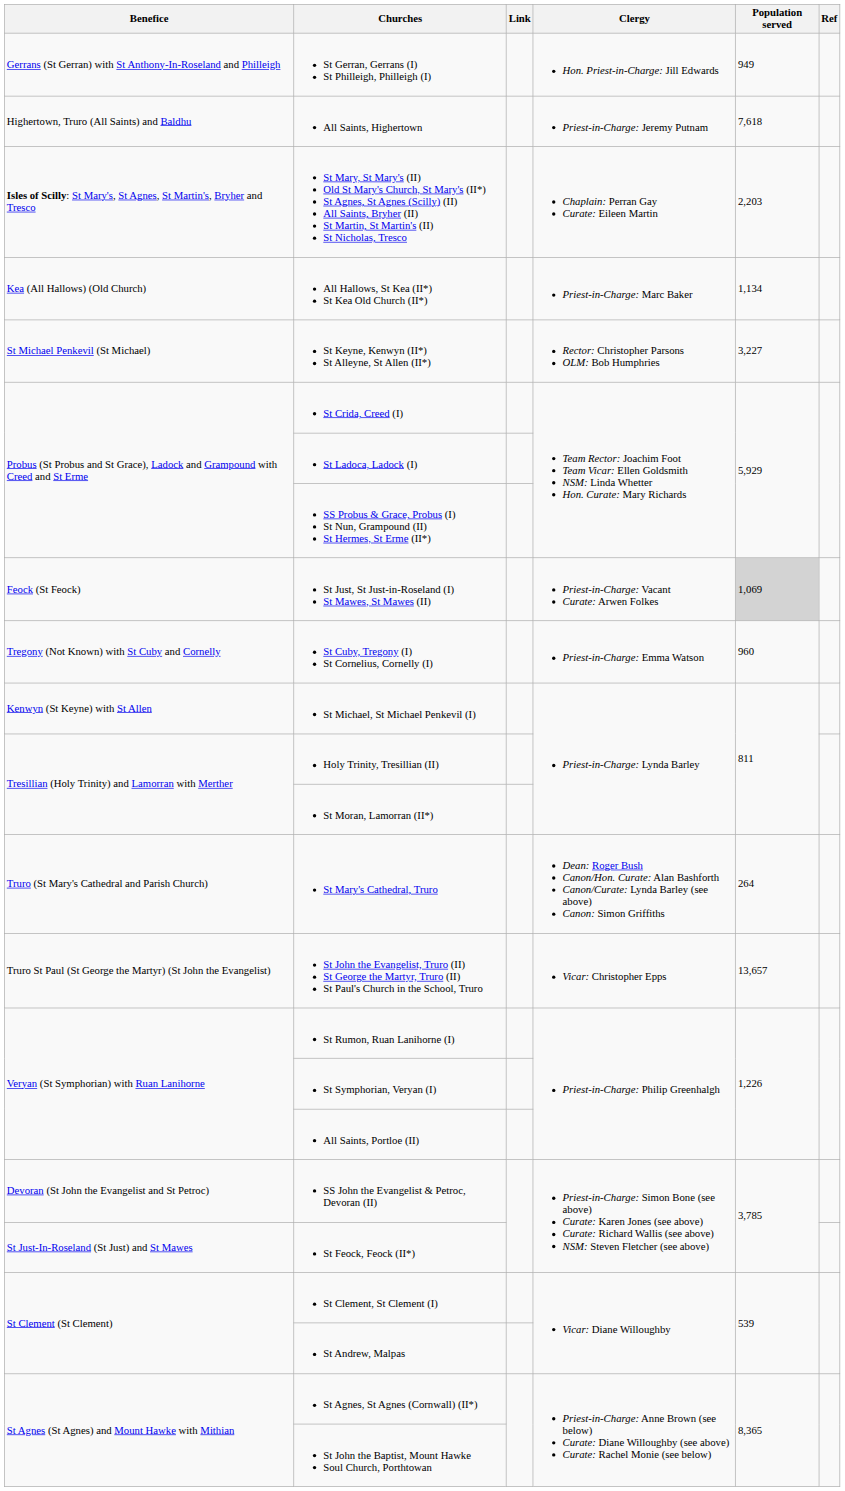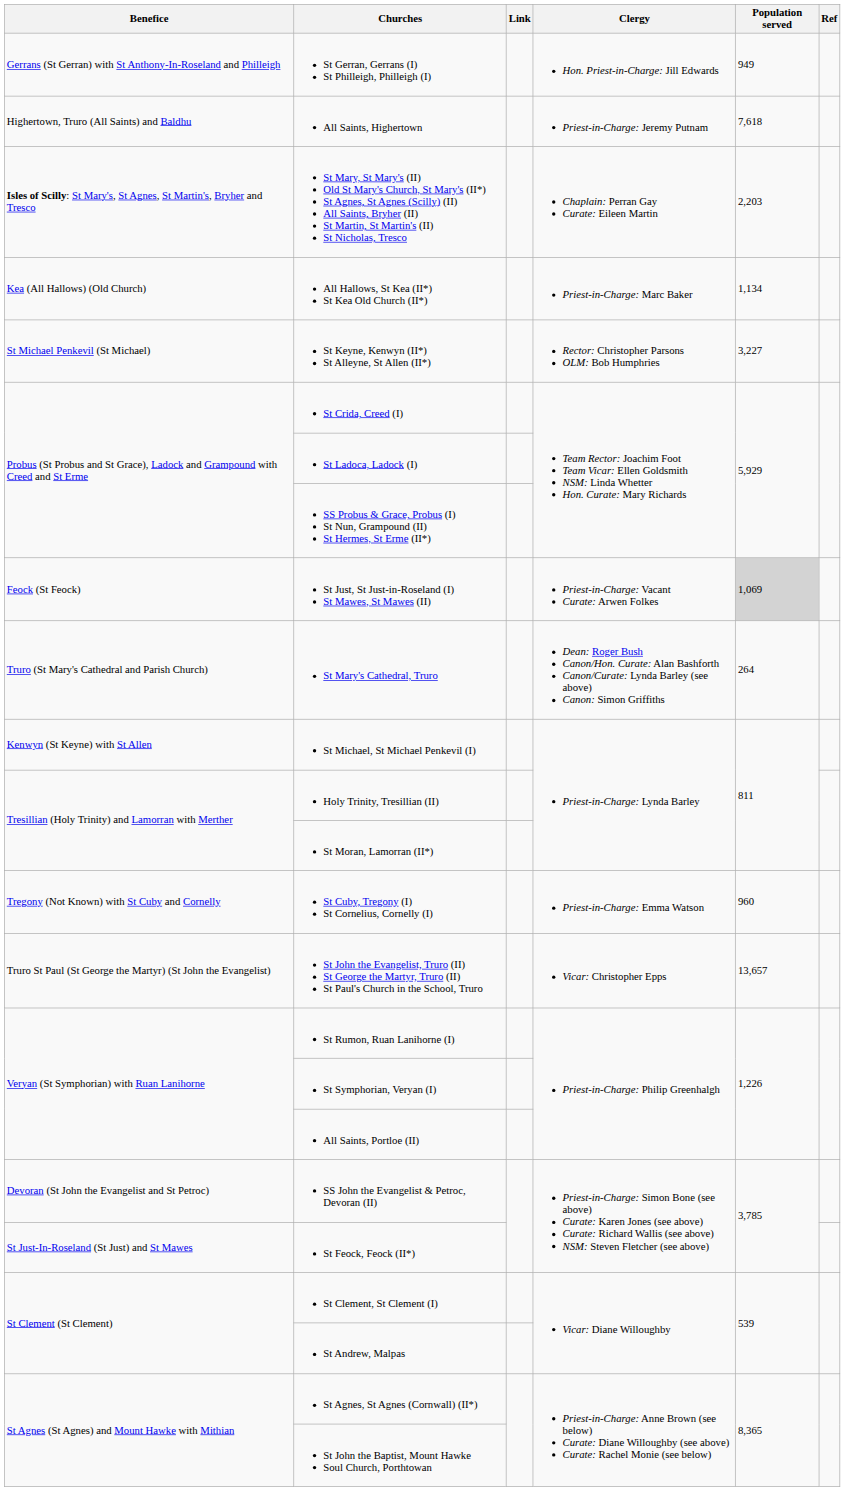rows swapped: (400, 658) <-> (400, 890)
